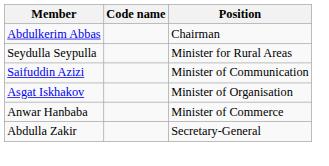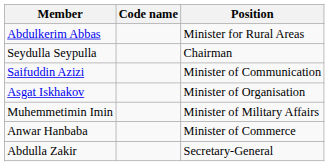(196, 33) Chairman -> (244, 33) Minister for Rural Areas
(232, 53) Minister for Rural Areas -> (208, 53) Chairman
+ row: (60, 111)
